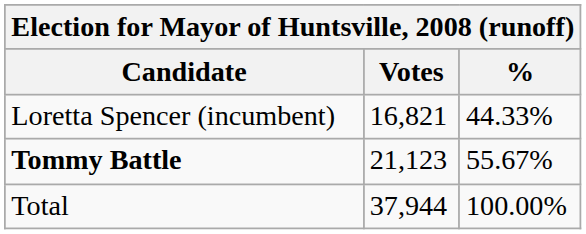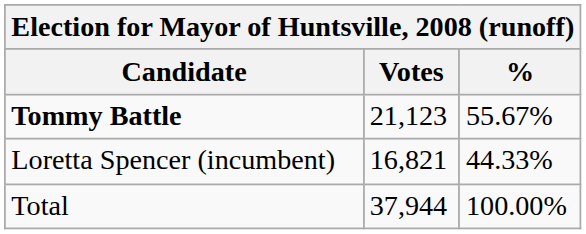rows swapped: (96, 160) <-> (173, 116)
